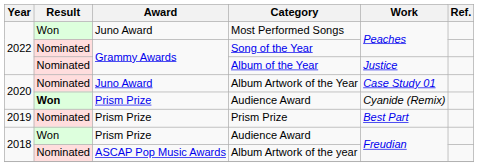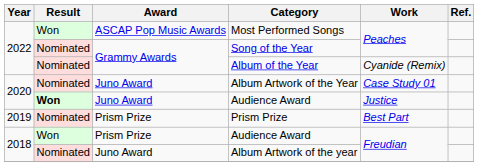(124, 30) Juno Award -> (160, 30) ASCAP Pop Music Awards
(380, 65) Justice -> (404, 65) Cyanide (Remix)
(123, 100) Prism Prize -> (124, 100) Juno Award
(404, 100) Cyanide (Remix) -> (380, 100) Justice
(160, 153) ASCAP Pop Music Awards -> (124, 153) Juno Award
